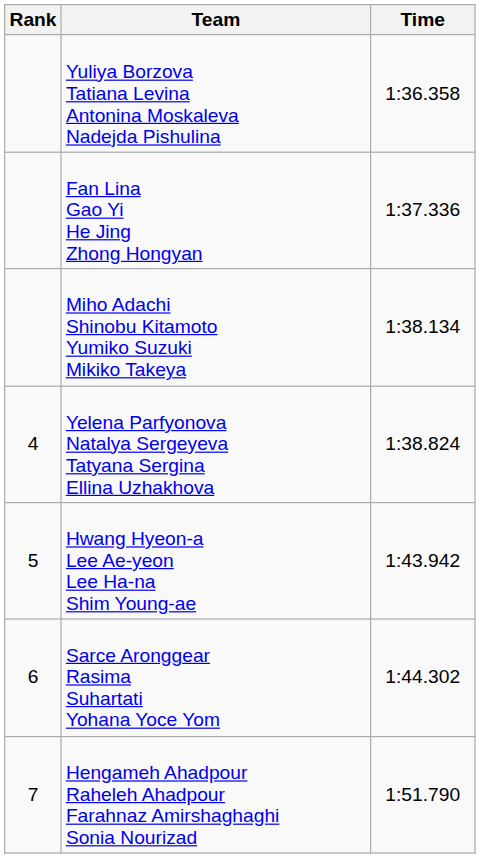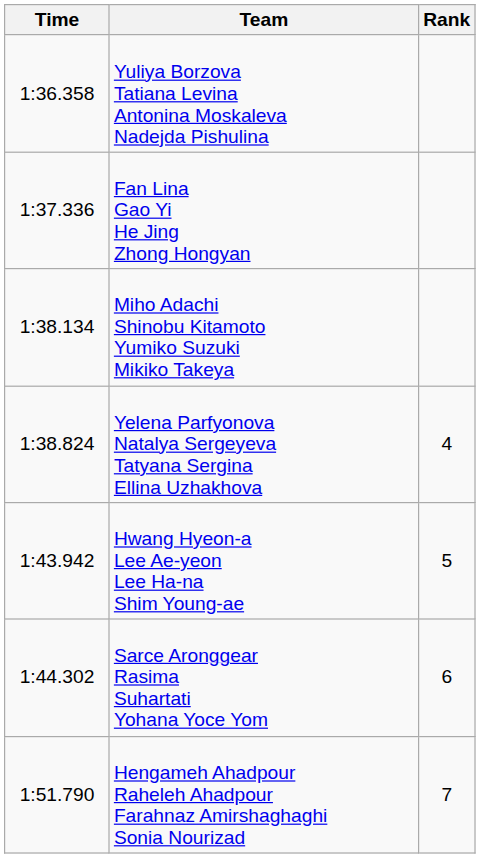columns swapped: (33, 19) <-> (423, 19)
